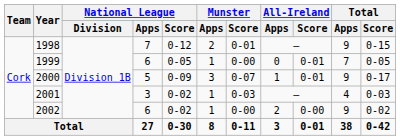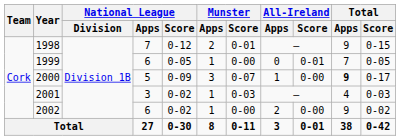(312, 78) 0-01 -> (312, 78) 0-00
(346, 78) normal -> (346, 78) bold
